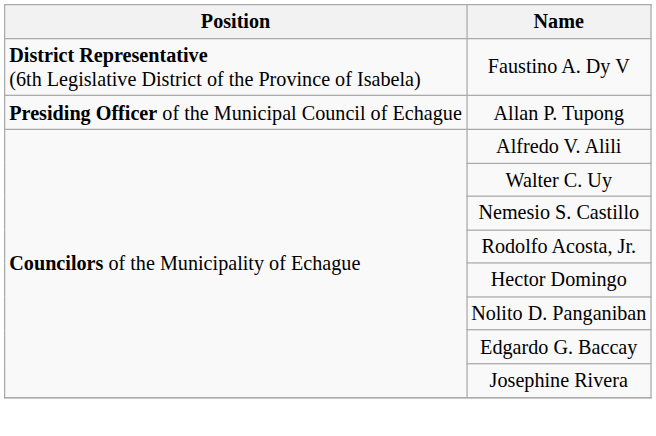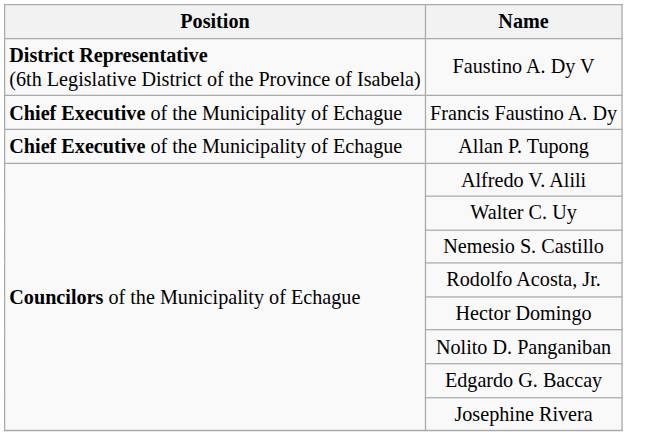+ row: (524, 112)
(236, 112) Presiding Officer of the Municipal Council of Echague -> (206, 146) Chief Executive of the Municipality of Echague
